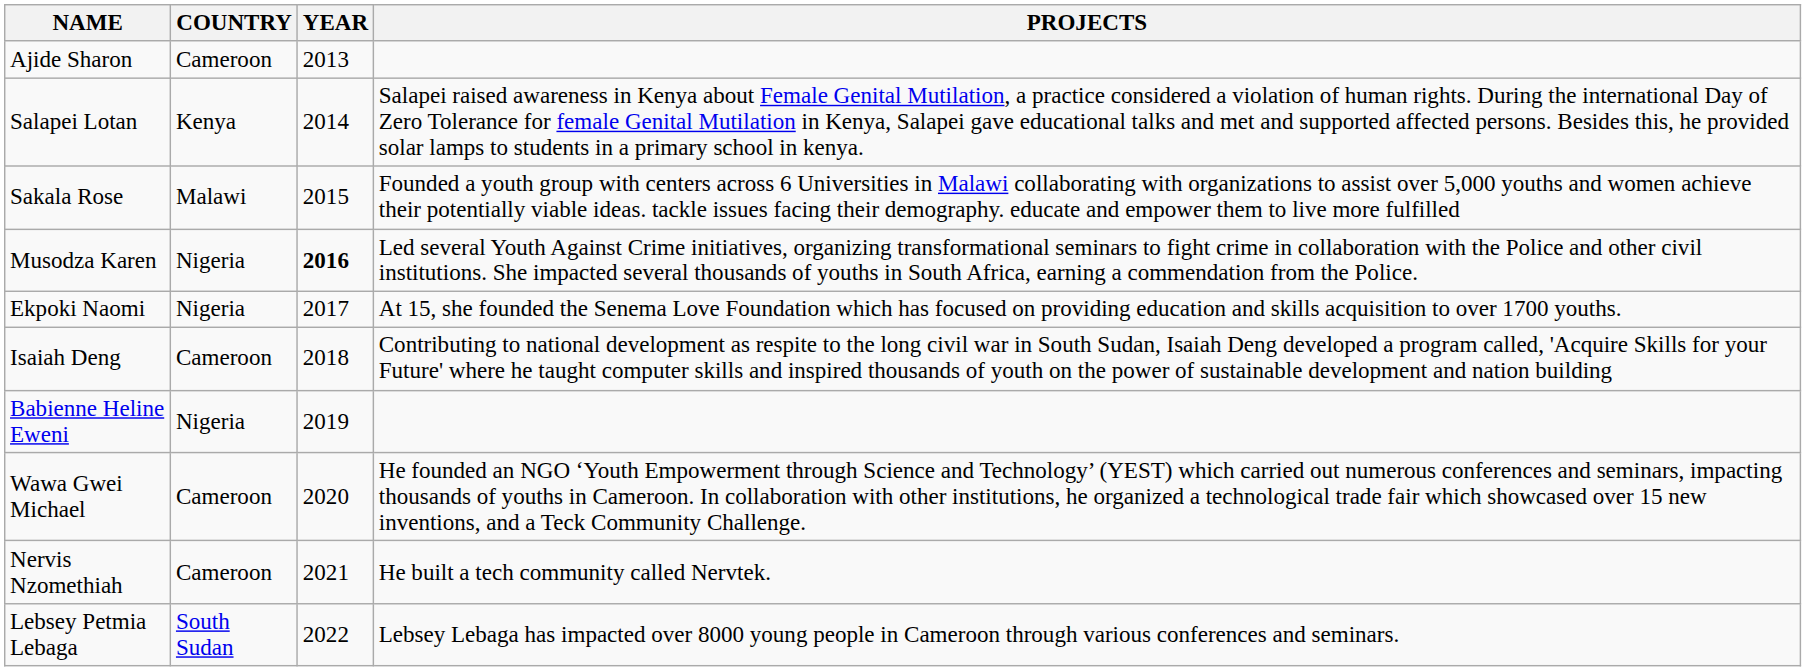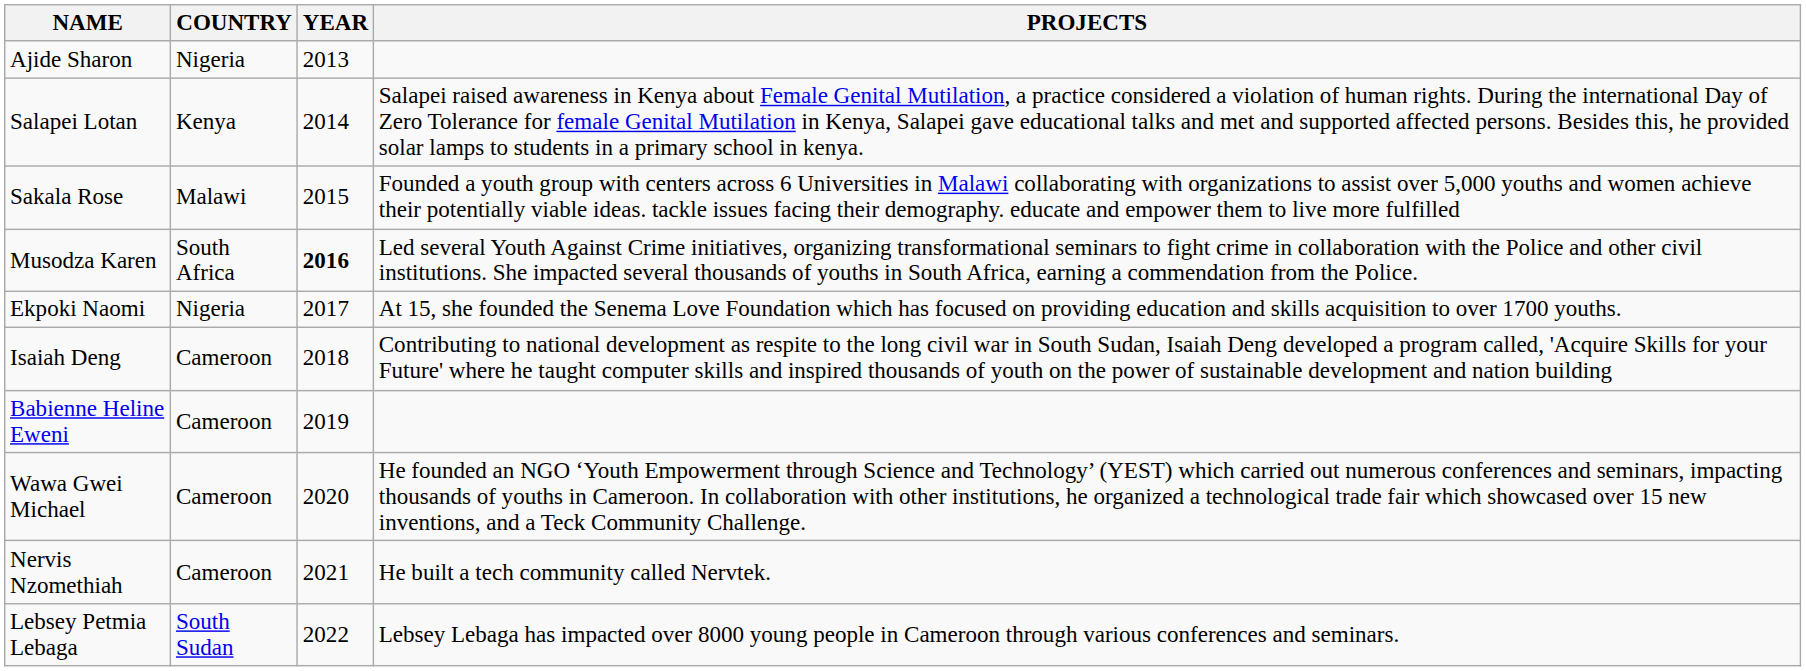(224, 59) Cameroon -> (210, 59) Nigeria
(210, 259) Nigeria -> (205, 259) South Africa
(210, 421) Nigeria -> (224, 421) Cameroon
